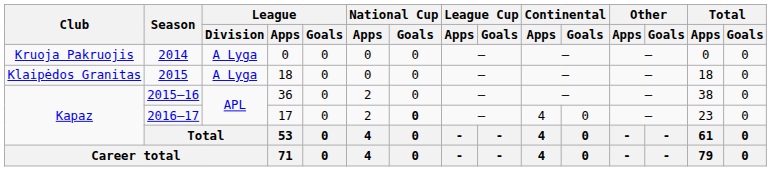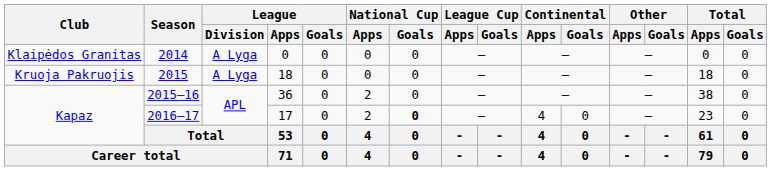(74, 55) Kruoja Pakruojis -> (74, 55) Klaipėdos Granitas
(74, 75) Klaipėdos Granitas -> (74, 75) Kruoja Pakruojis
